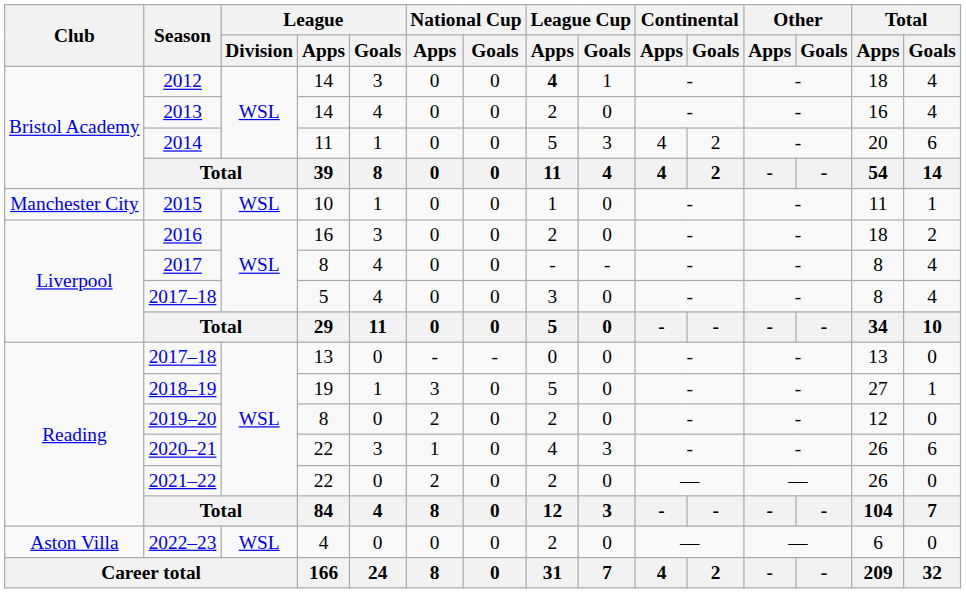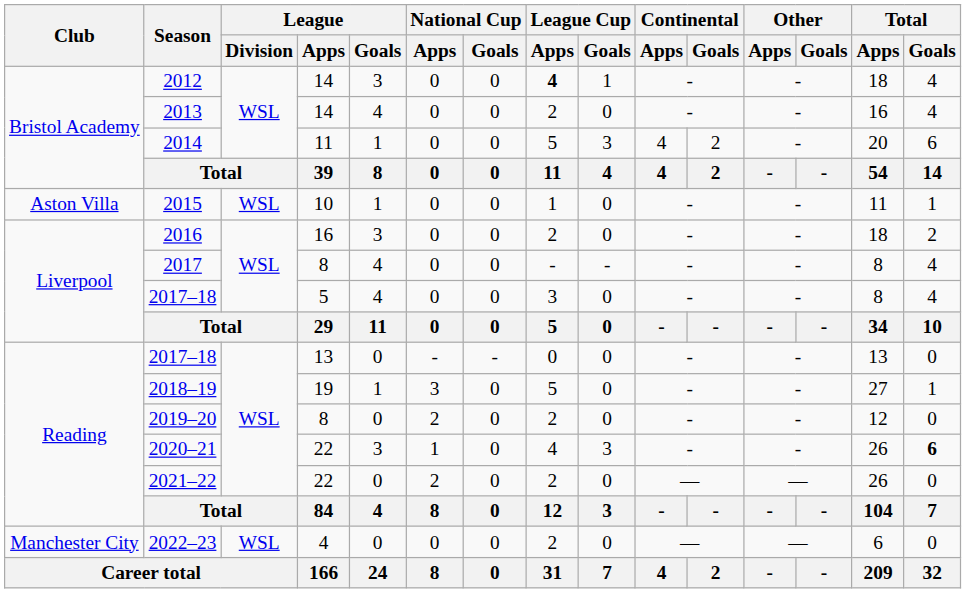(74, 204) Manchester City -> (74, 204) Aston Villa
(932, 449) normal -> (932, 449) bold
(74, 541) Aston Villa -> (74, 541) Manchester City
